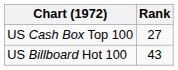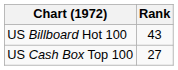rows swapped: (67, 55) <-> (70, 34)
